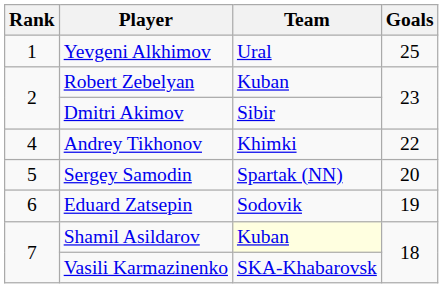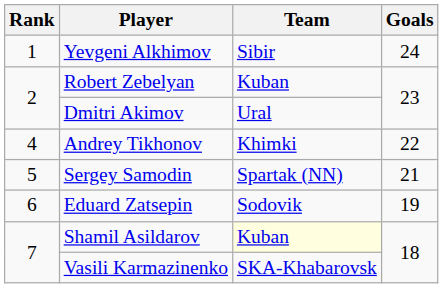(254, 50) Ural -> (256, 50) Sibir
(410, 50) 25 -> (410, 50) 24
(256, 112) Sibir -> (254, 112) Ural
(410, 174) 20 -> (410, 174) 21
